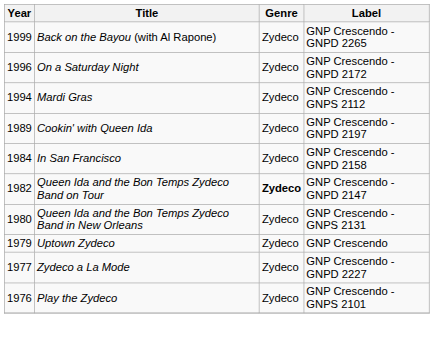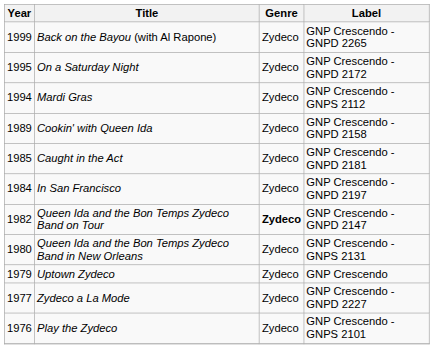(19, 67) 1996 -> (19, 67) 1995
(350, 128) GNP Crescendo - GNPD 2197 -> (350, 128) GNP Crescendo - GNPD 2158
+ row: (80, 158)
(350, 158) GNP Crescendo - GNPD 2158 -> (350, 189) GNP Crescendo - GNPD 2197
